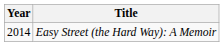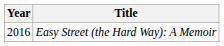(19, 32) 2014 -> (19, 32) 2016
